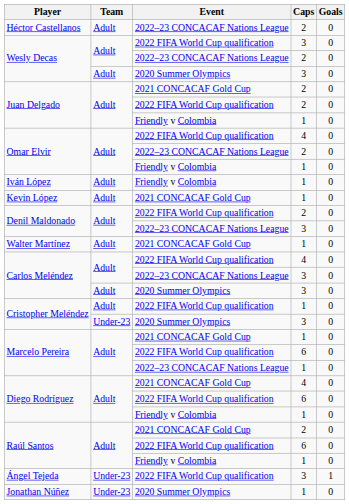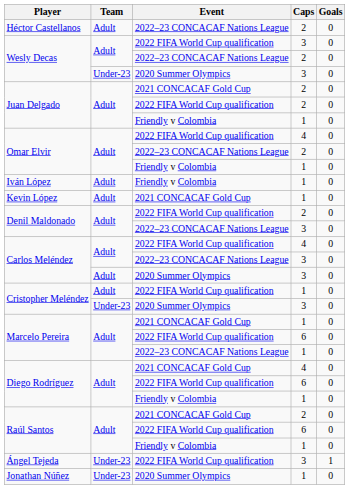(104, 74) Adult -> (112, 74) Under-23
- row: (38, 244)
